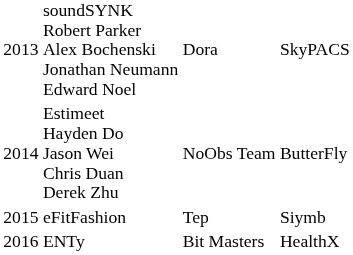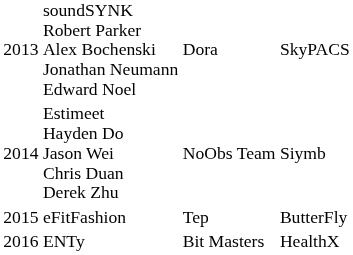(314, 153) ButterFly -> (303, 153) Siymb
(303, 216) Siymb -> (314, 216) ButterFly
